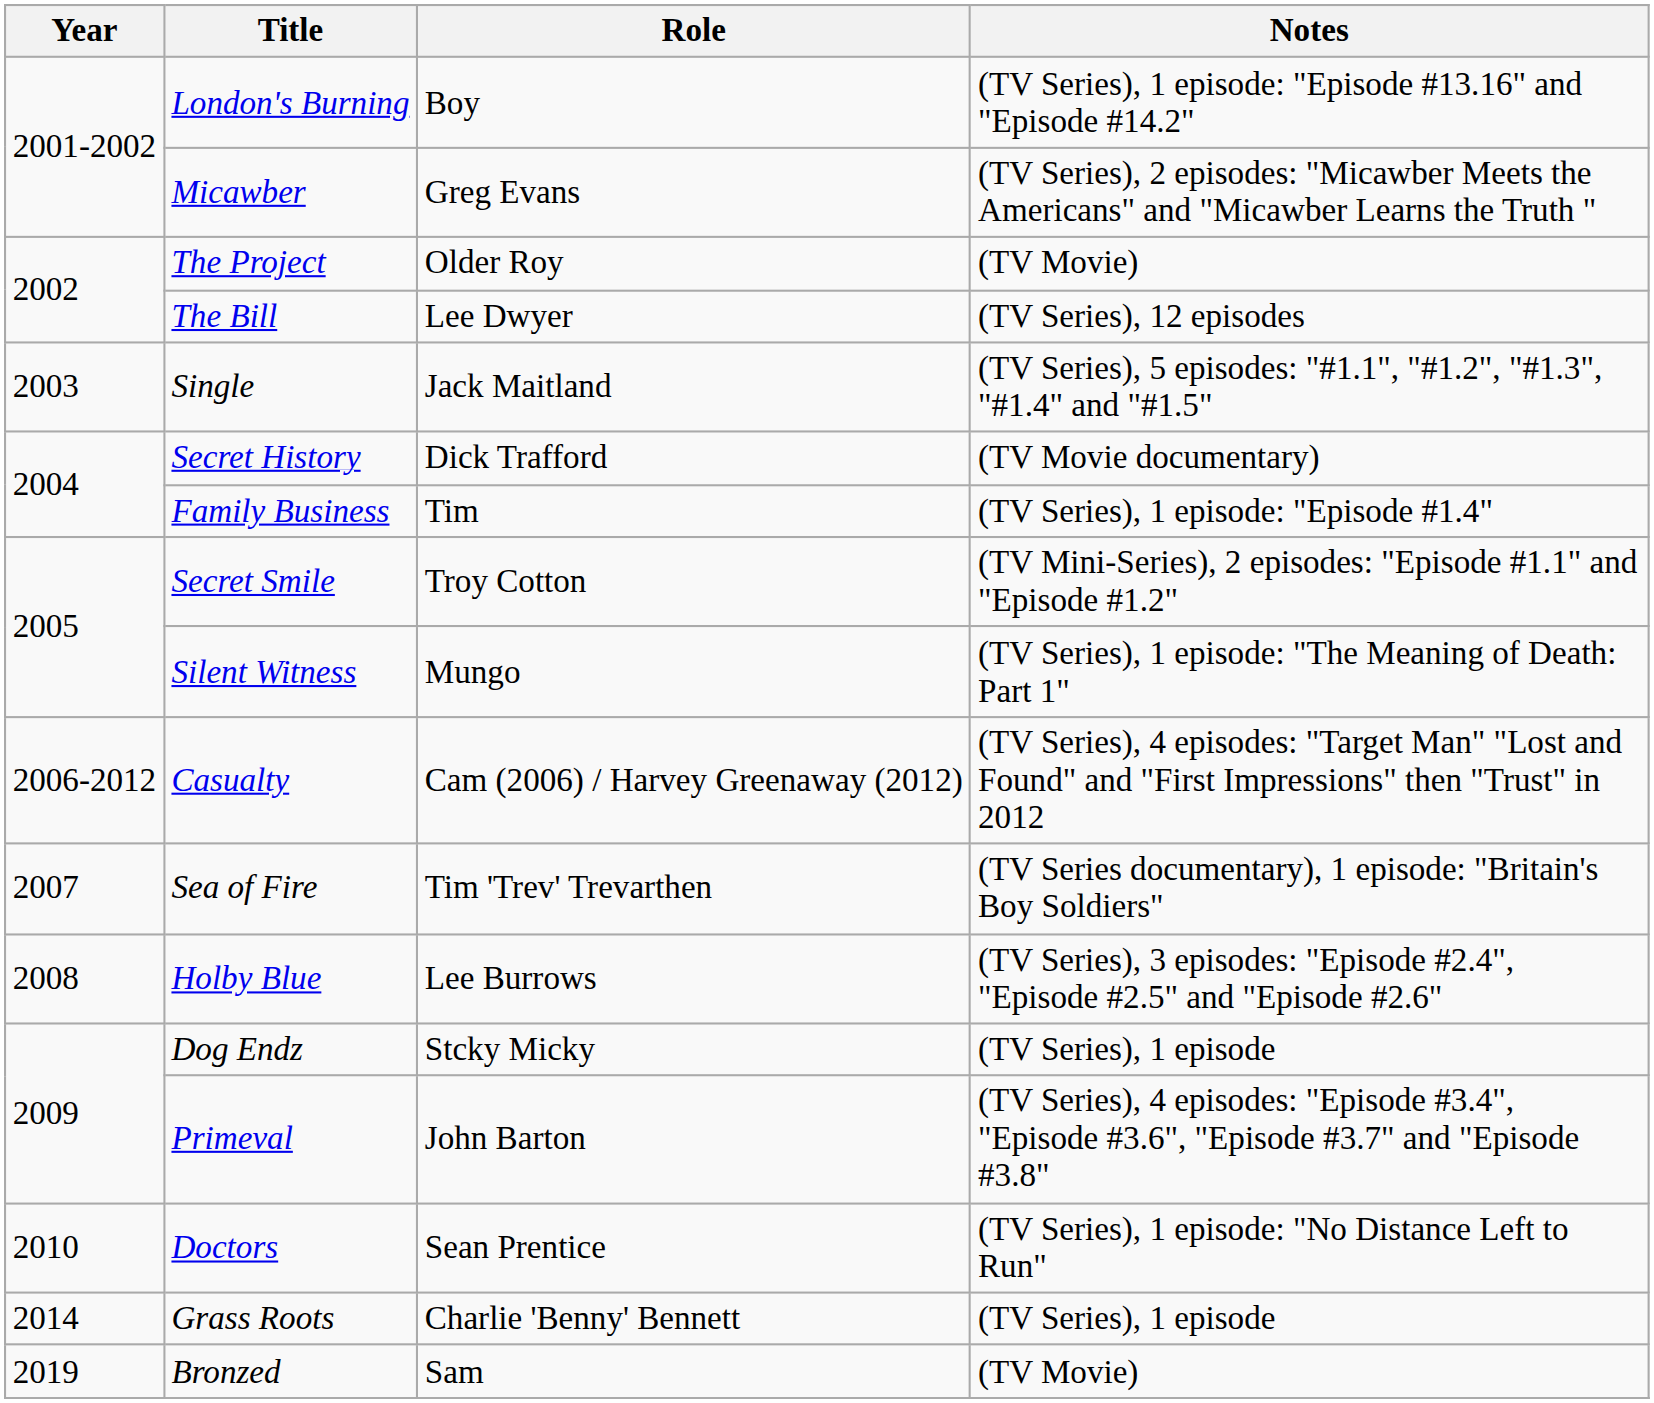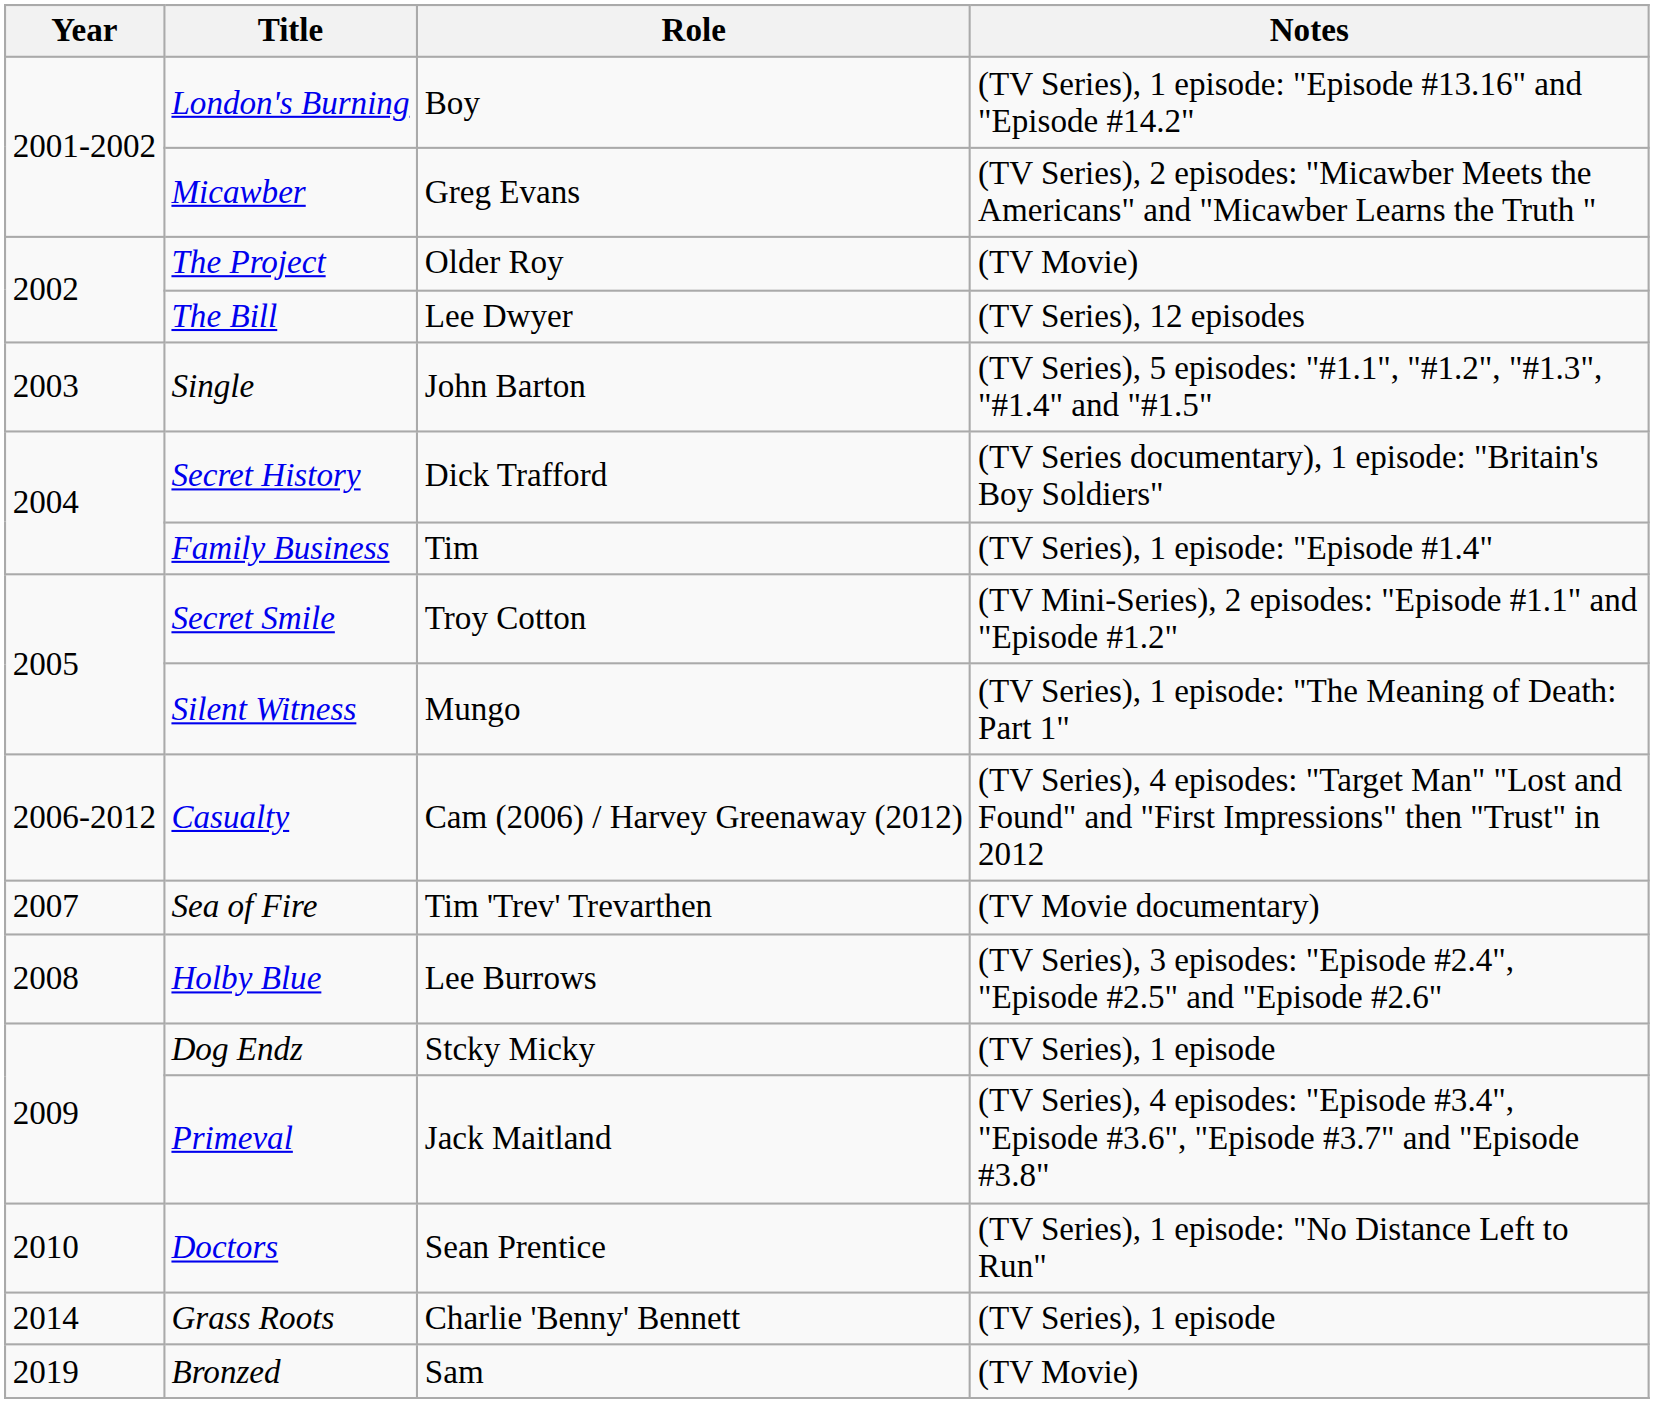(518, 386) Jack Maitland -> (505, 386) John Barton
(1149, 457) (TV Movie documentary) -> (1288, 476) (TV Series documentary), 1 episode: "Britain's Boy Soldiers"
(1288, 888) (TV Series documentary), 1 episode: "Britain's Boy Soldiers" -> (1149, 906) (TV Movie documentary)
(505, 1138) John Barton -> (518, 1138) Jack Maitland
